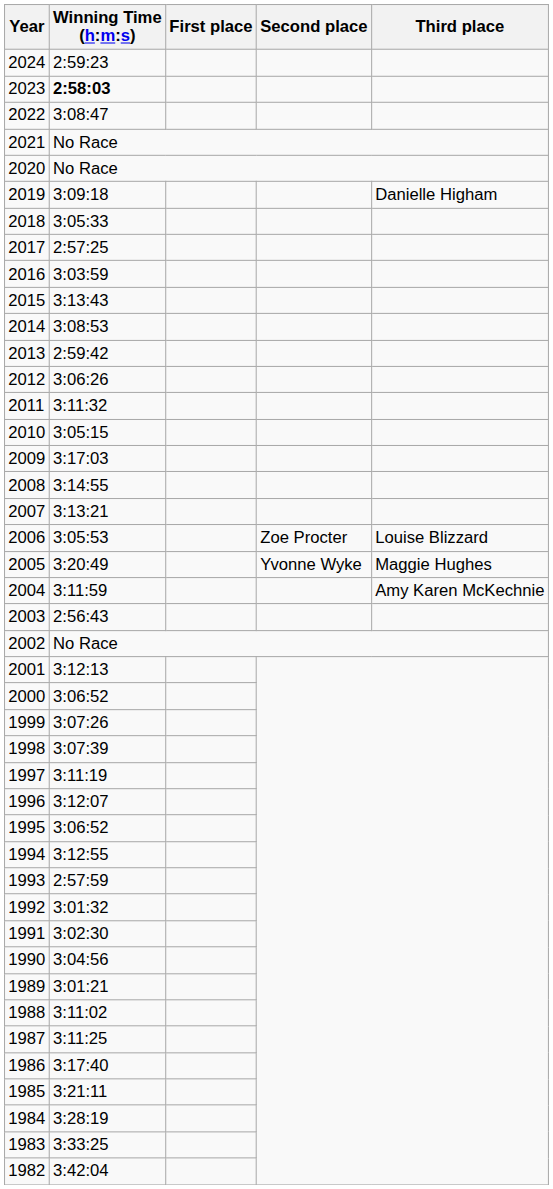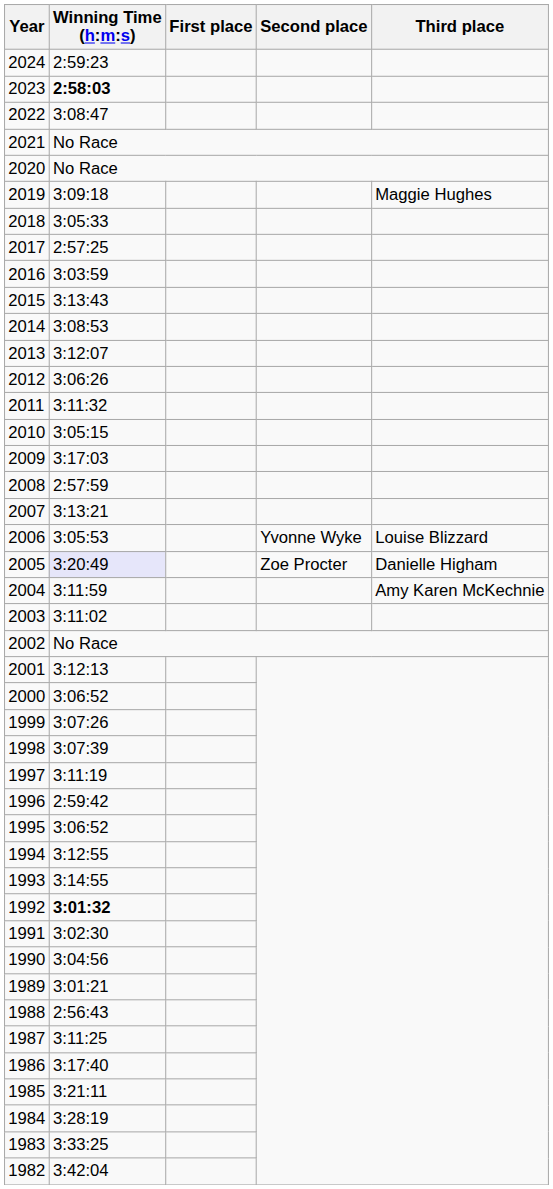(436, 194) Danielle Higham -> (433, 194) Maggie Hughes
(81, 353) 2:59:42 -> (81, 353) 3:12:07
(81, 485) 3:14:55 -> (81, 485) 2:57:59
(304, 537) Zoe Procter -> (311, 537) Yvonne Wyke
(81, 564) no background -> (81, 564) lavender background
(311, 564) Yvonne Wyke -> (304, 564) Zoe Procter
(433, 564) Maggie Hughes -> (436, 564) Danielle Higham
(81, 616) 2:56:43 -> (80, 616) 3:11:02
(81, 801) 3:12:07 -> (81, 801) 2:59:42
(81, 880) 2:57:59 -> (81, 880) 3:14:55
(81, 907) normal -> (82, 907) bold
(80, 1012) 3:11:02 -> (81, 1012) 2:56:43
